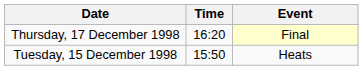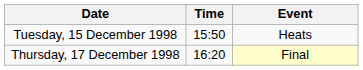rows swapped: (95, 55) <-> (95, 34)
